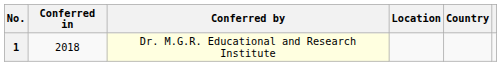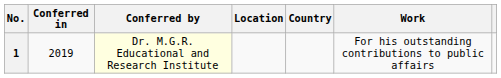+ column: (413, 19)
(67, 47) 2018 -> (61, 53) 2019
